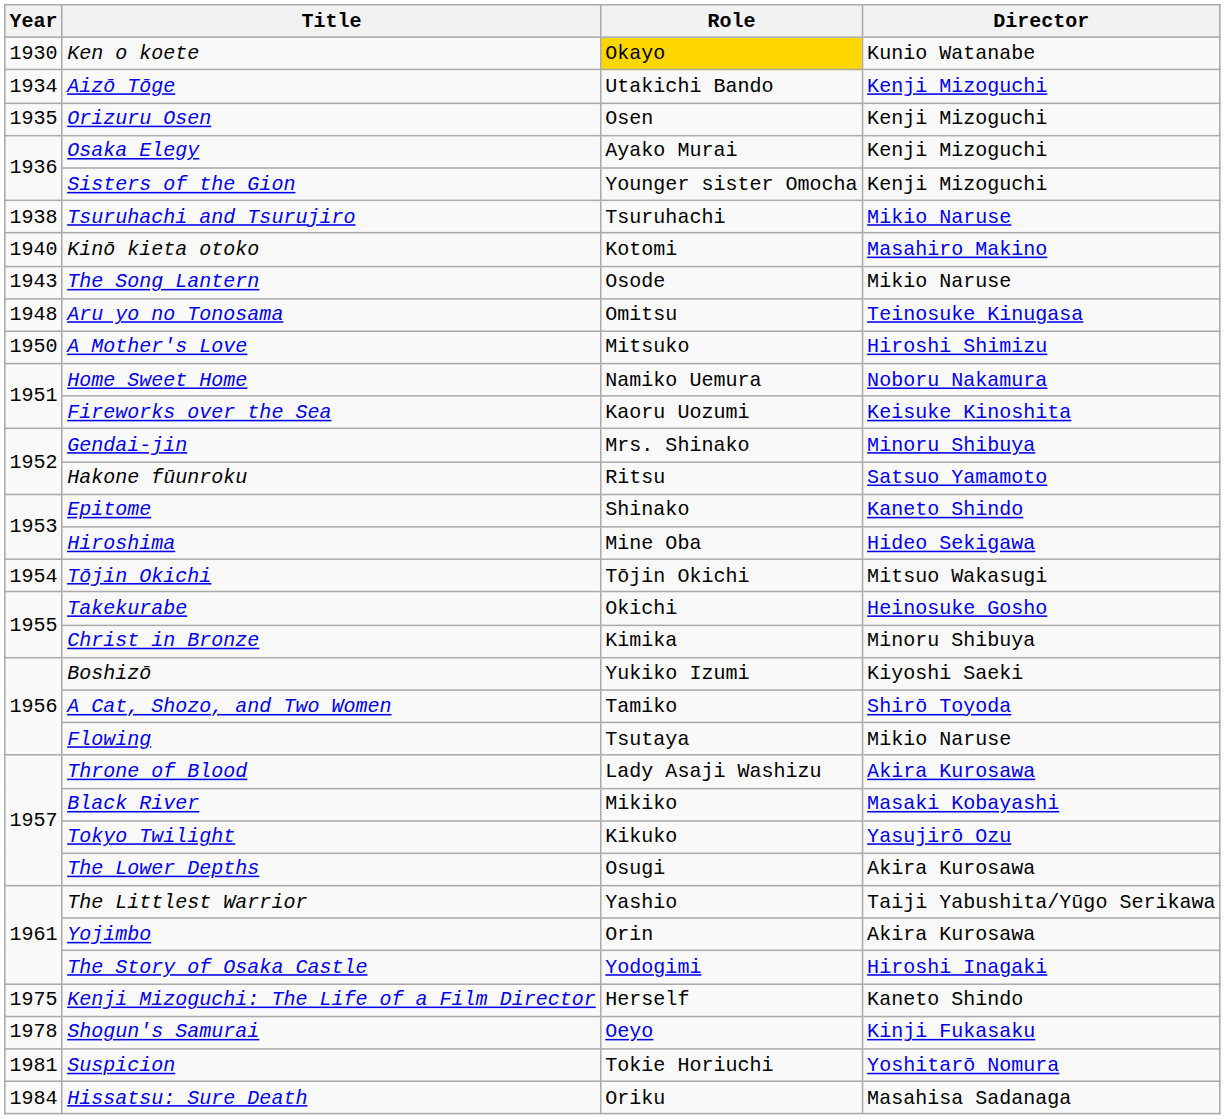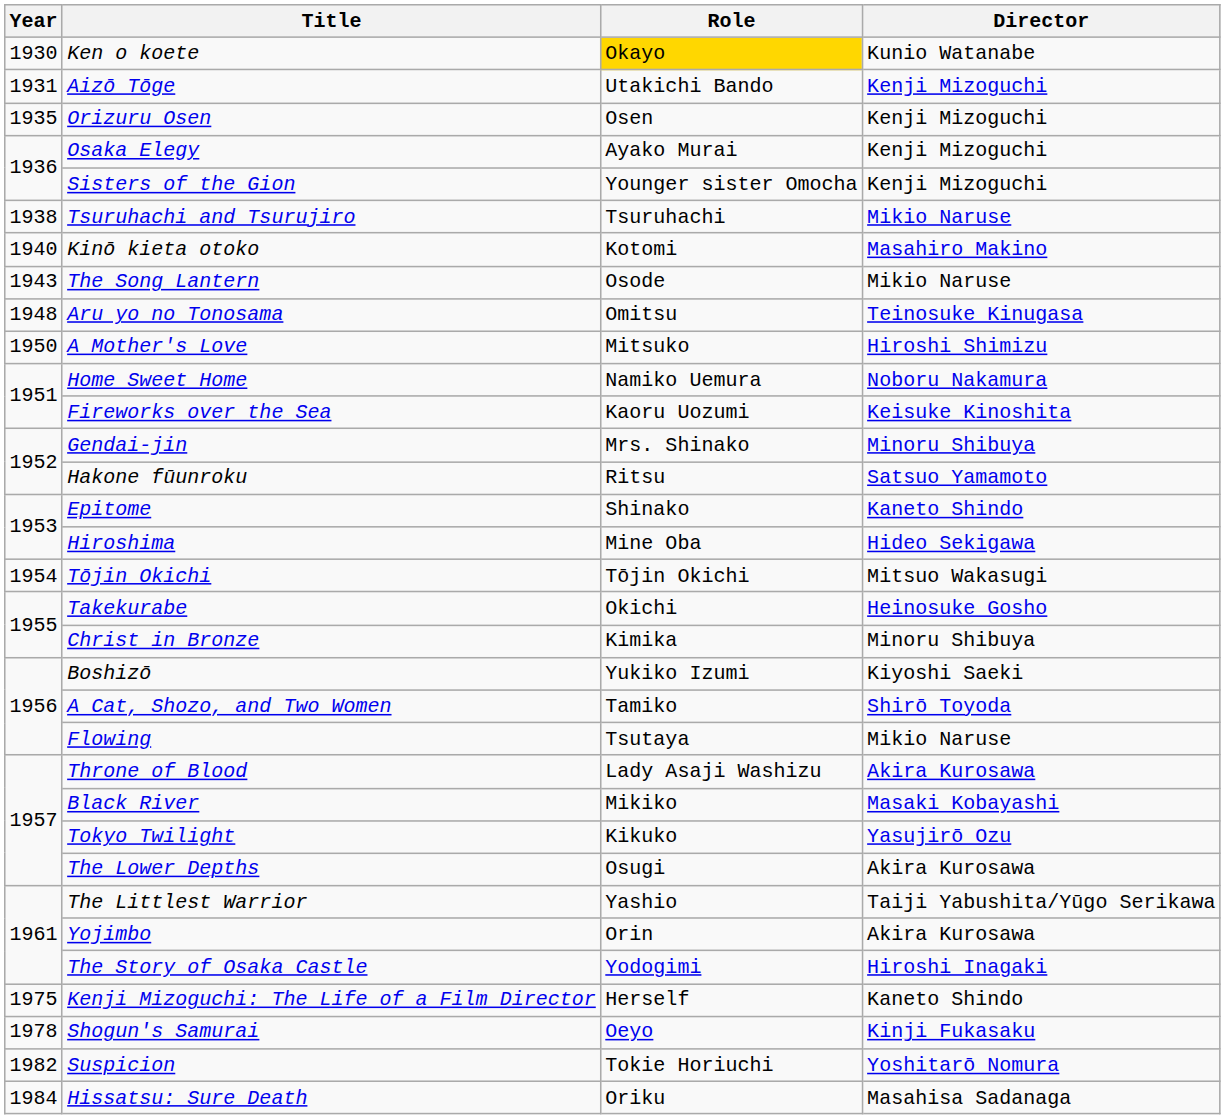(34, 86) 1934 -> (34, 86) 1931
(34, 1065) 1981 -> (34, 1065) 1982
